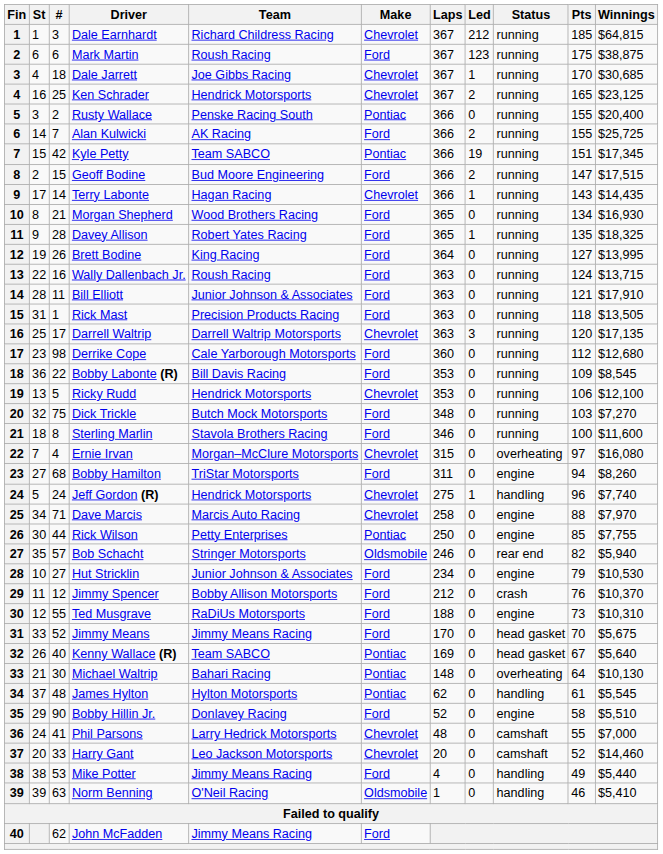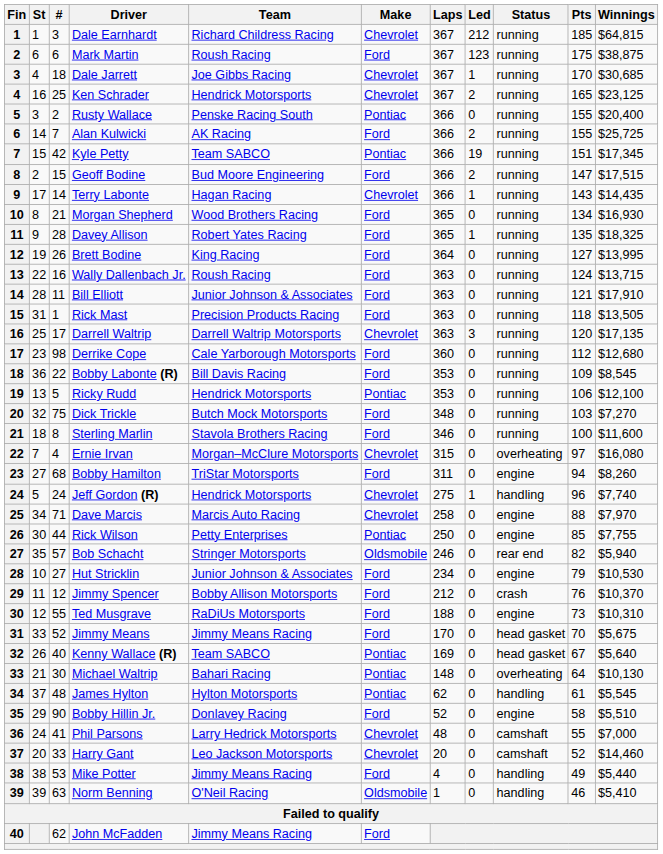(391, 394) Chevrolet -> (385, 394) Pontiac
